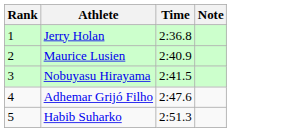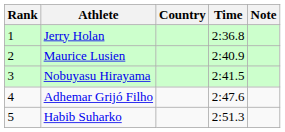+ column: (182, 14)
